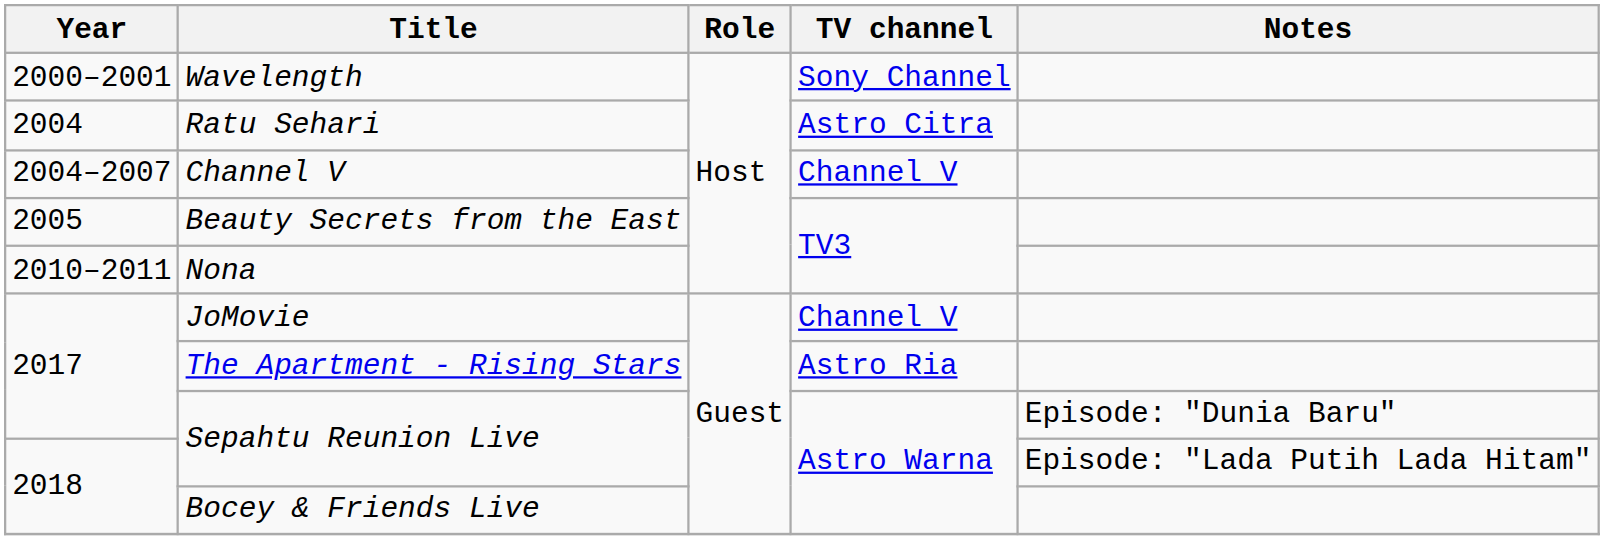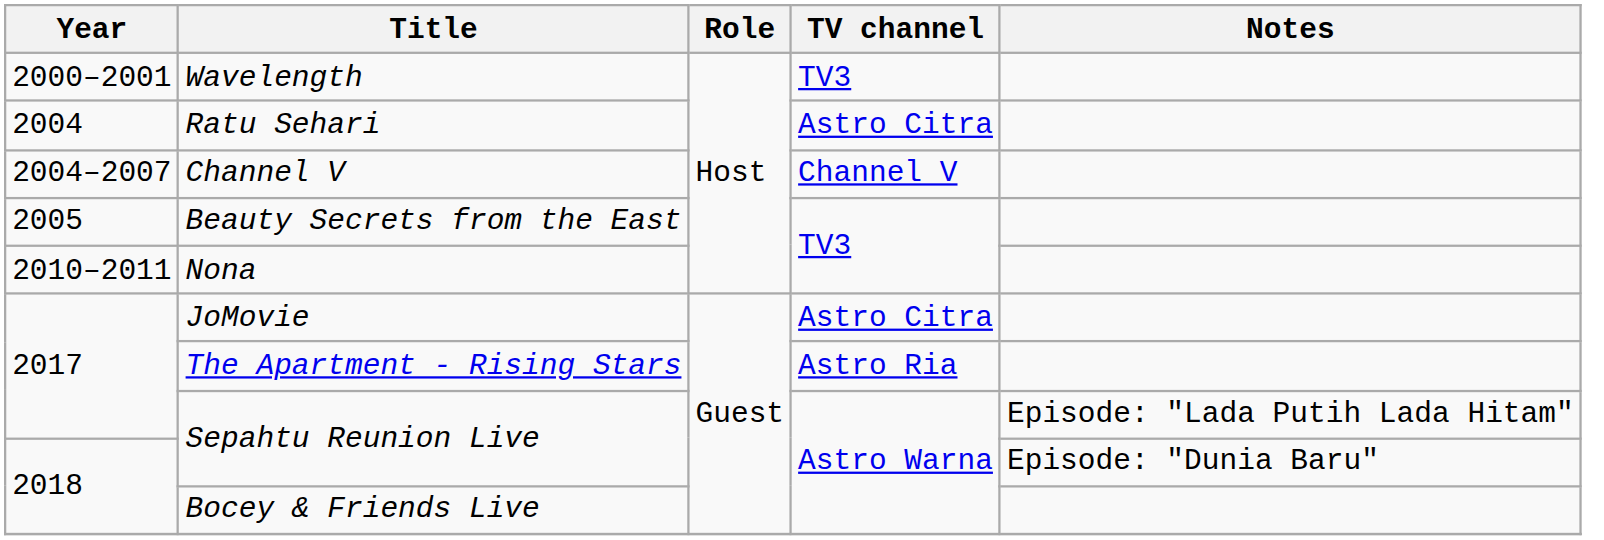(904, 77) Sony Channel -> (825, 77) TV3
(878, 318) Channel V -> (896, 318) Astro Citra
(1211, 414) Episode: "Dunia Baru" -> (1290, 414) Episode: "Lada Putih Lada Hitam"
(1308, 462) Episode: "Lada Putih Lada Hitam" -> (1193, 462) Episode: "Dunia Baru"
